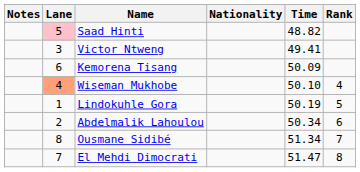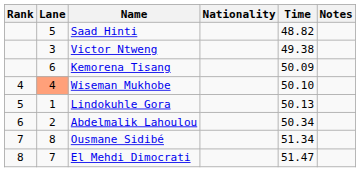columns swapped: (339, 13) <-> (24, 13)
(59, 31) pink background -> (52, 31) no background
(304, 49) 49.41 -> (298, 49) 49.38
(304, 103) 50.19 -> (298, 103) 50.13
